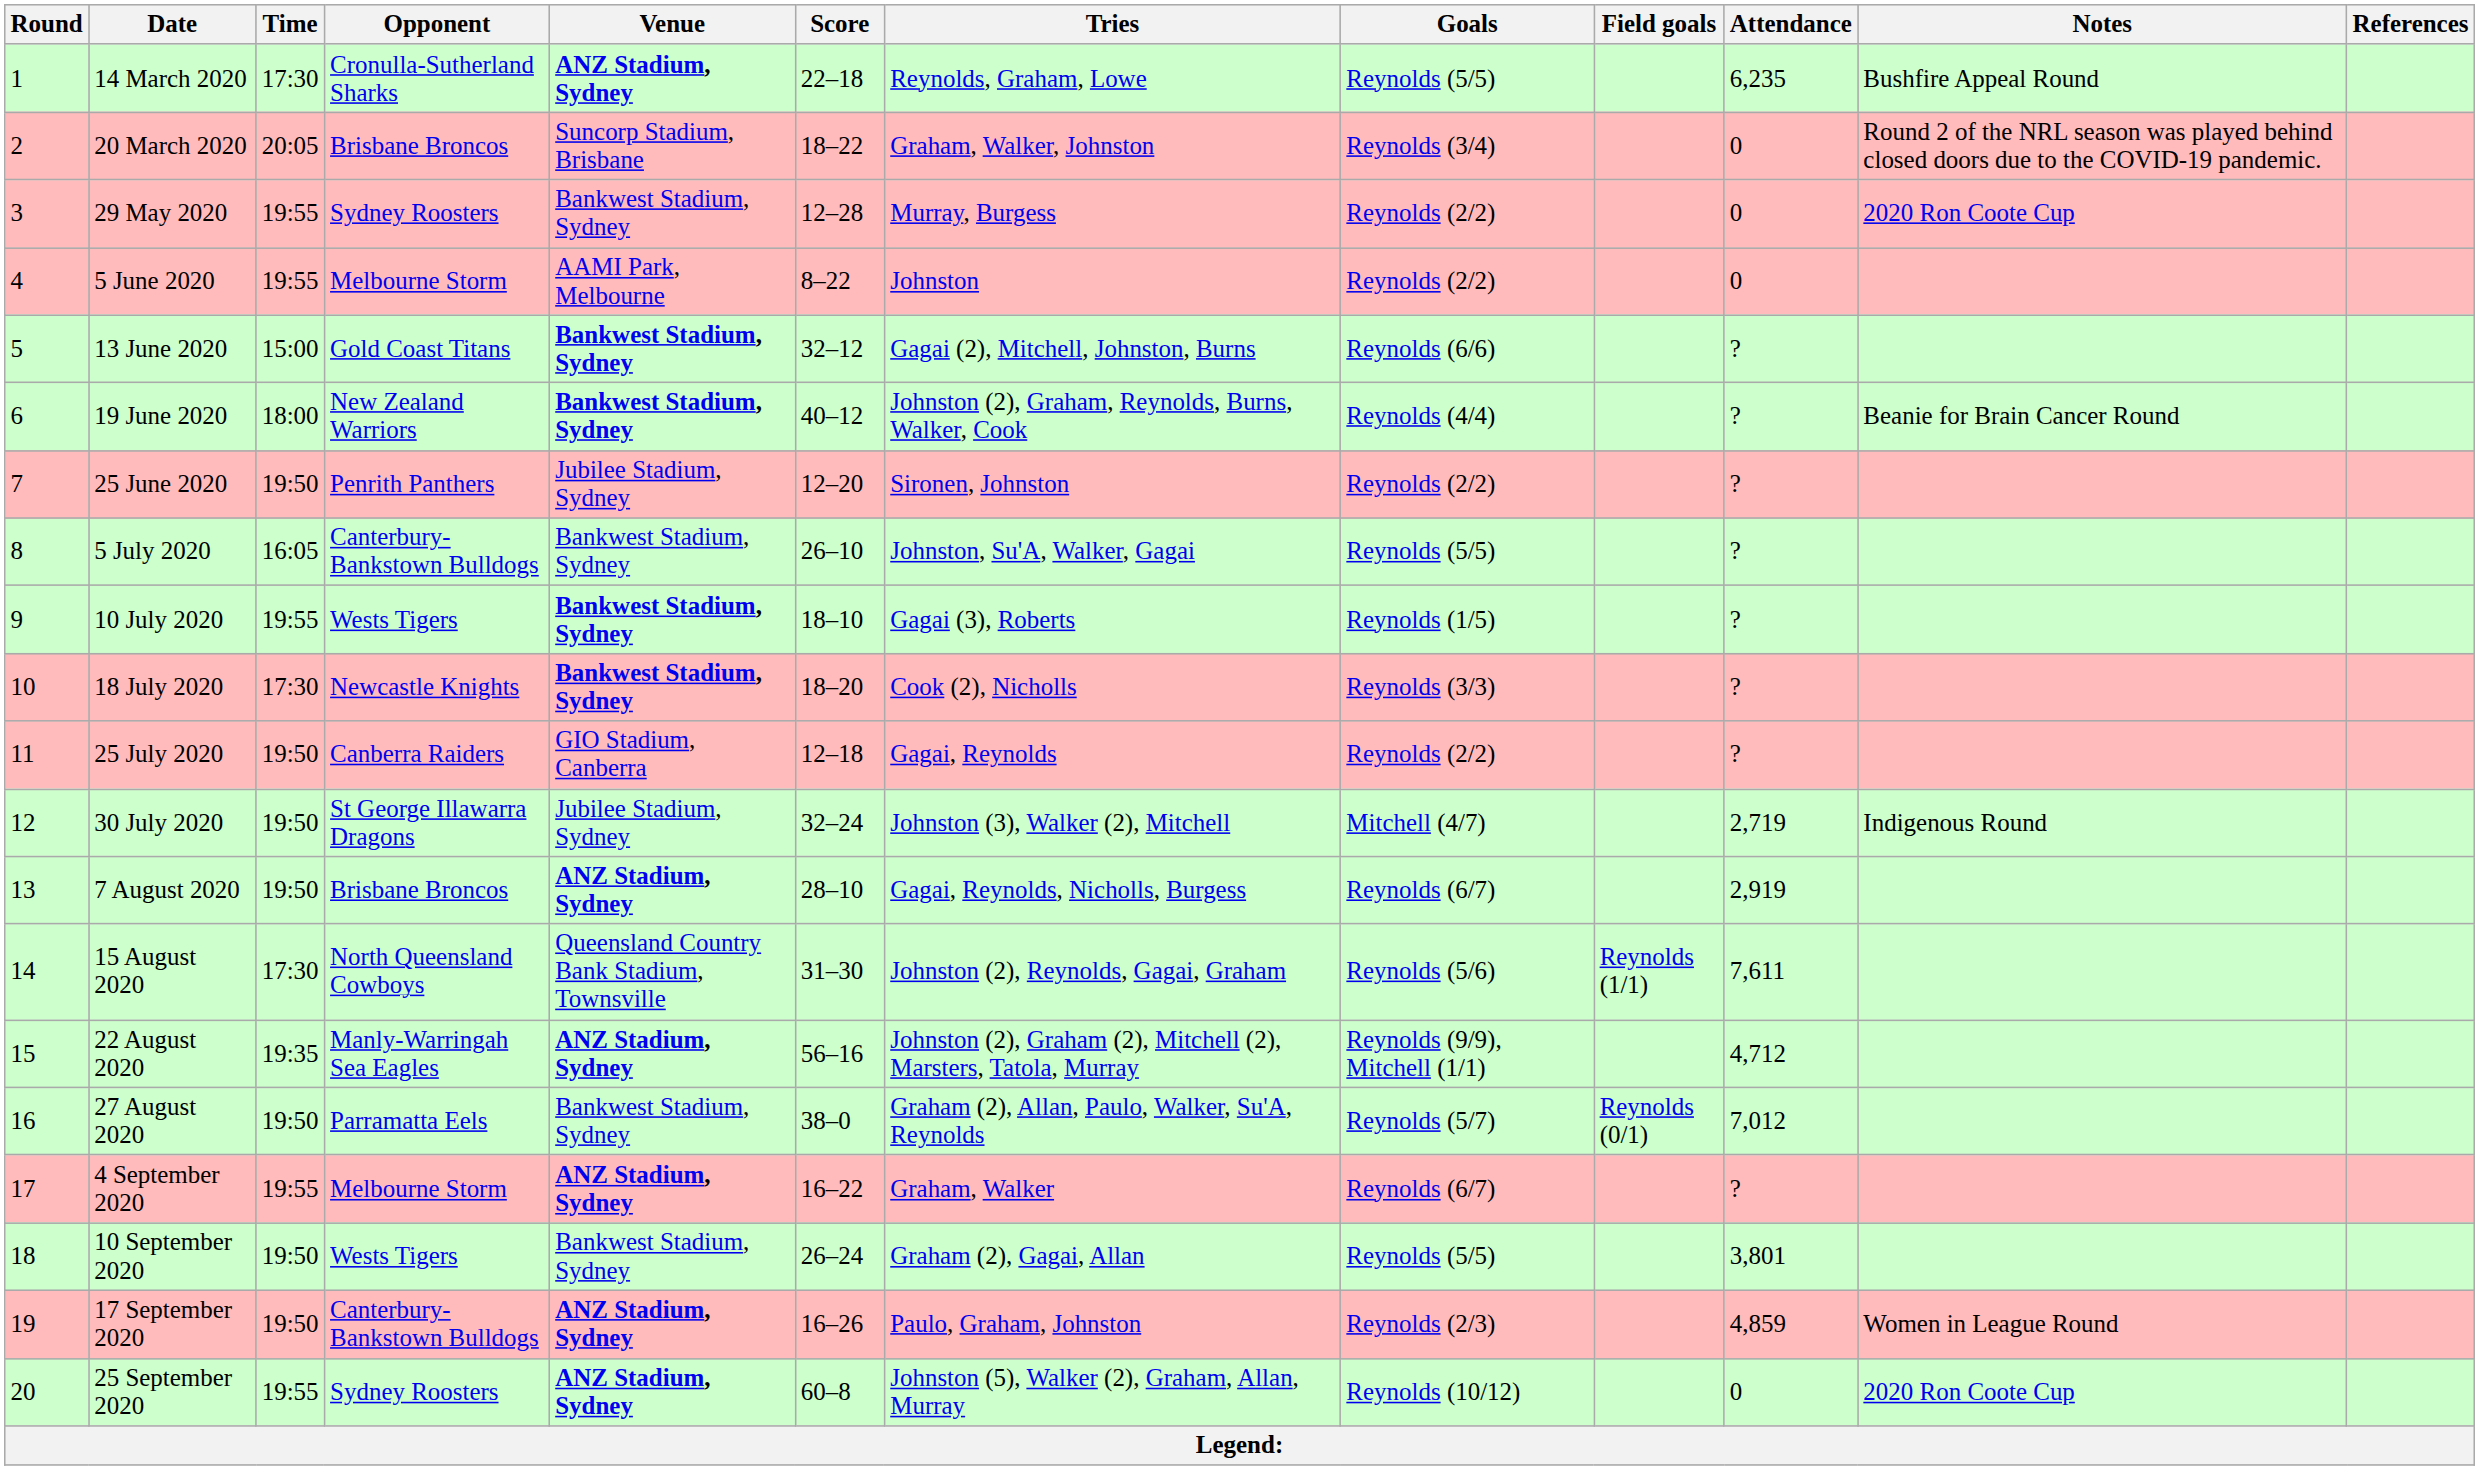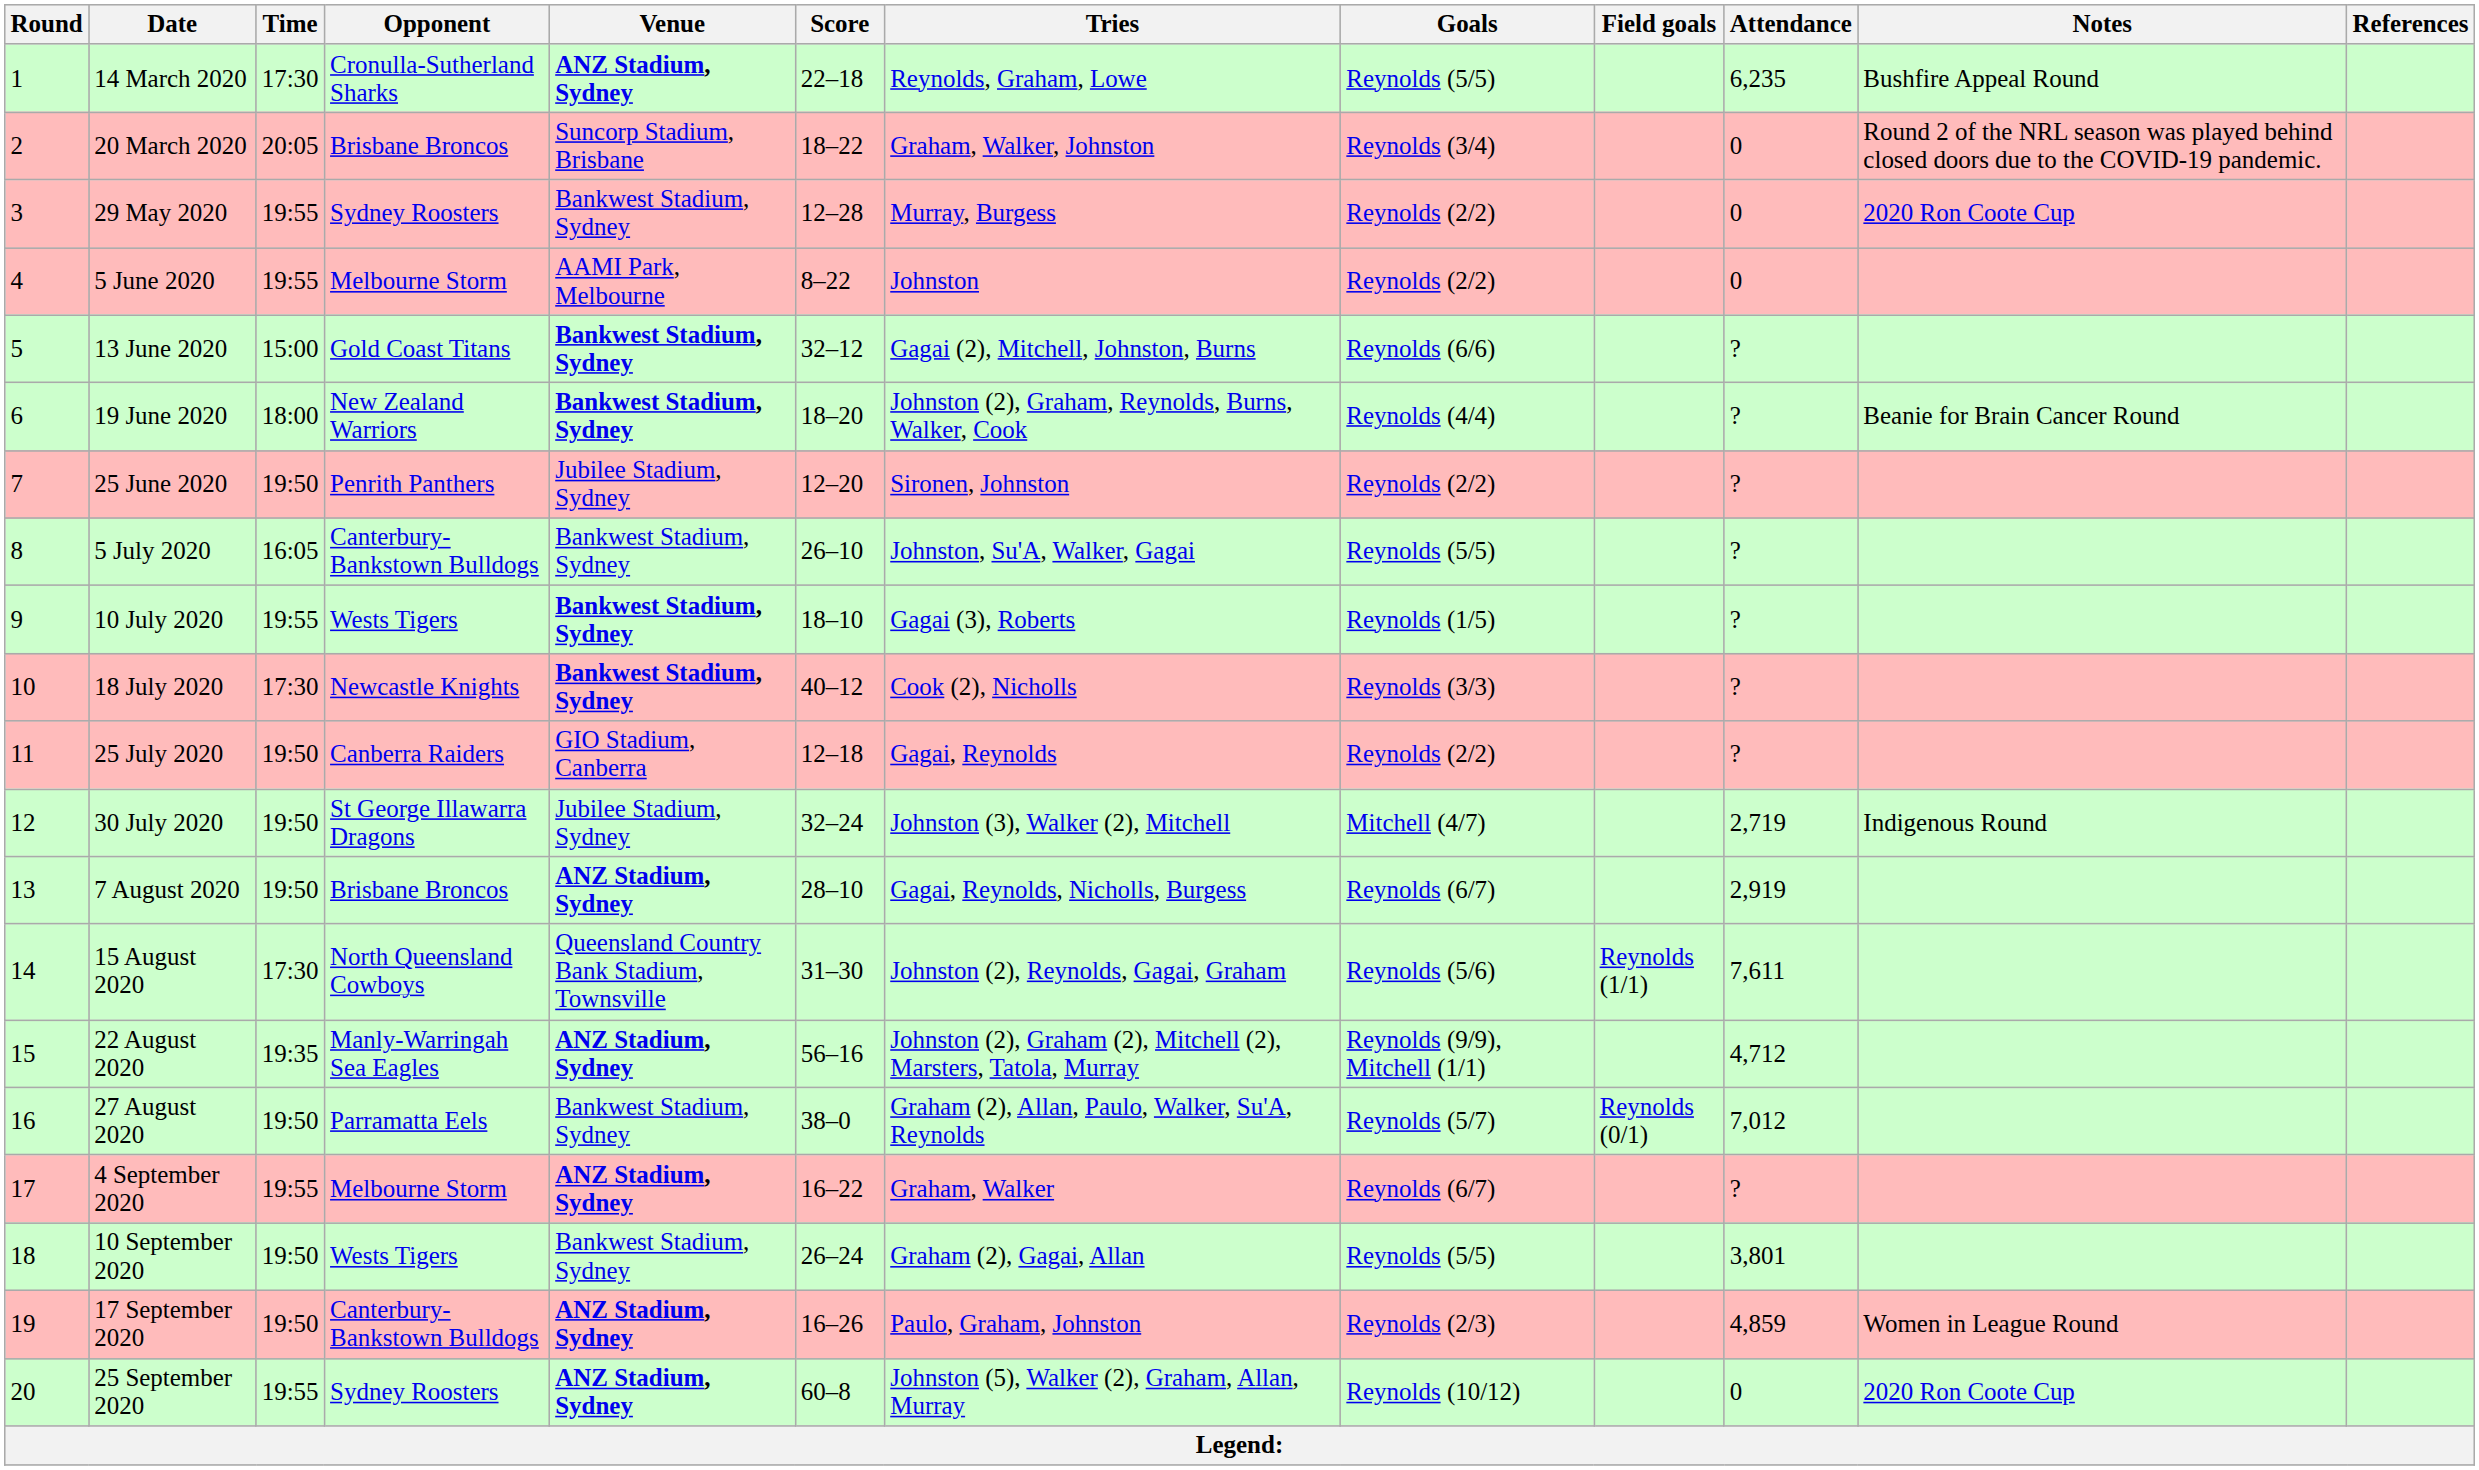(832, 416) 40–12 -> (832, 416) 18–20
(832, 686) 18–20 -> (832, 686) 40–12
